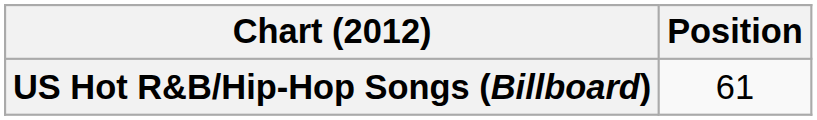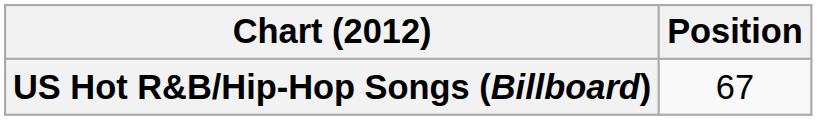(735, 86) 61 -> (735, 86) 67
